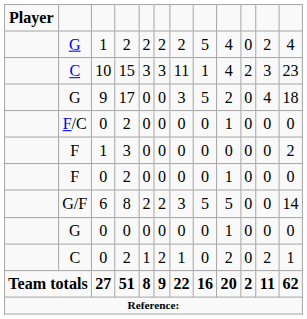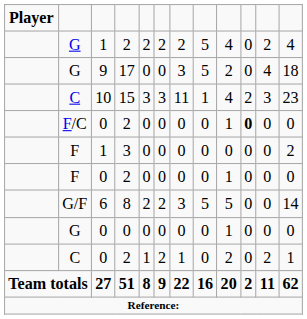rows swapped: (75, 71) <-> (75, 97)
(248, 124) normal -> (248, 124) bold
